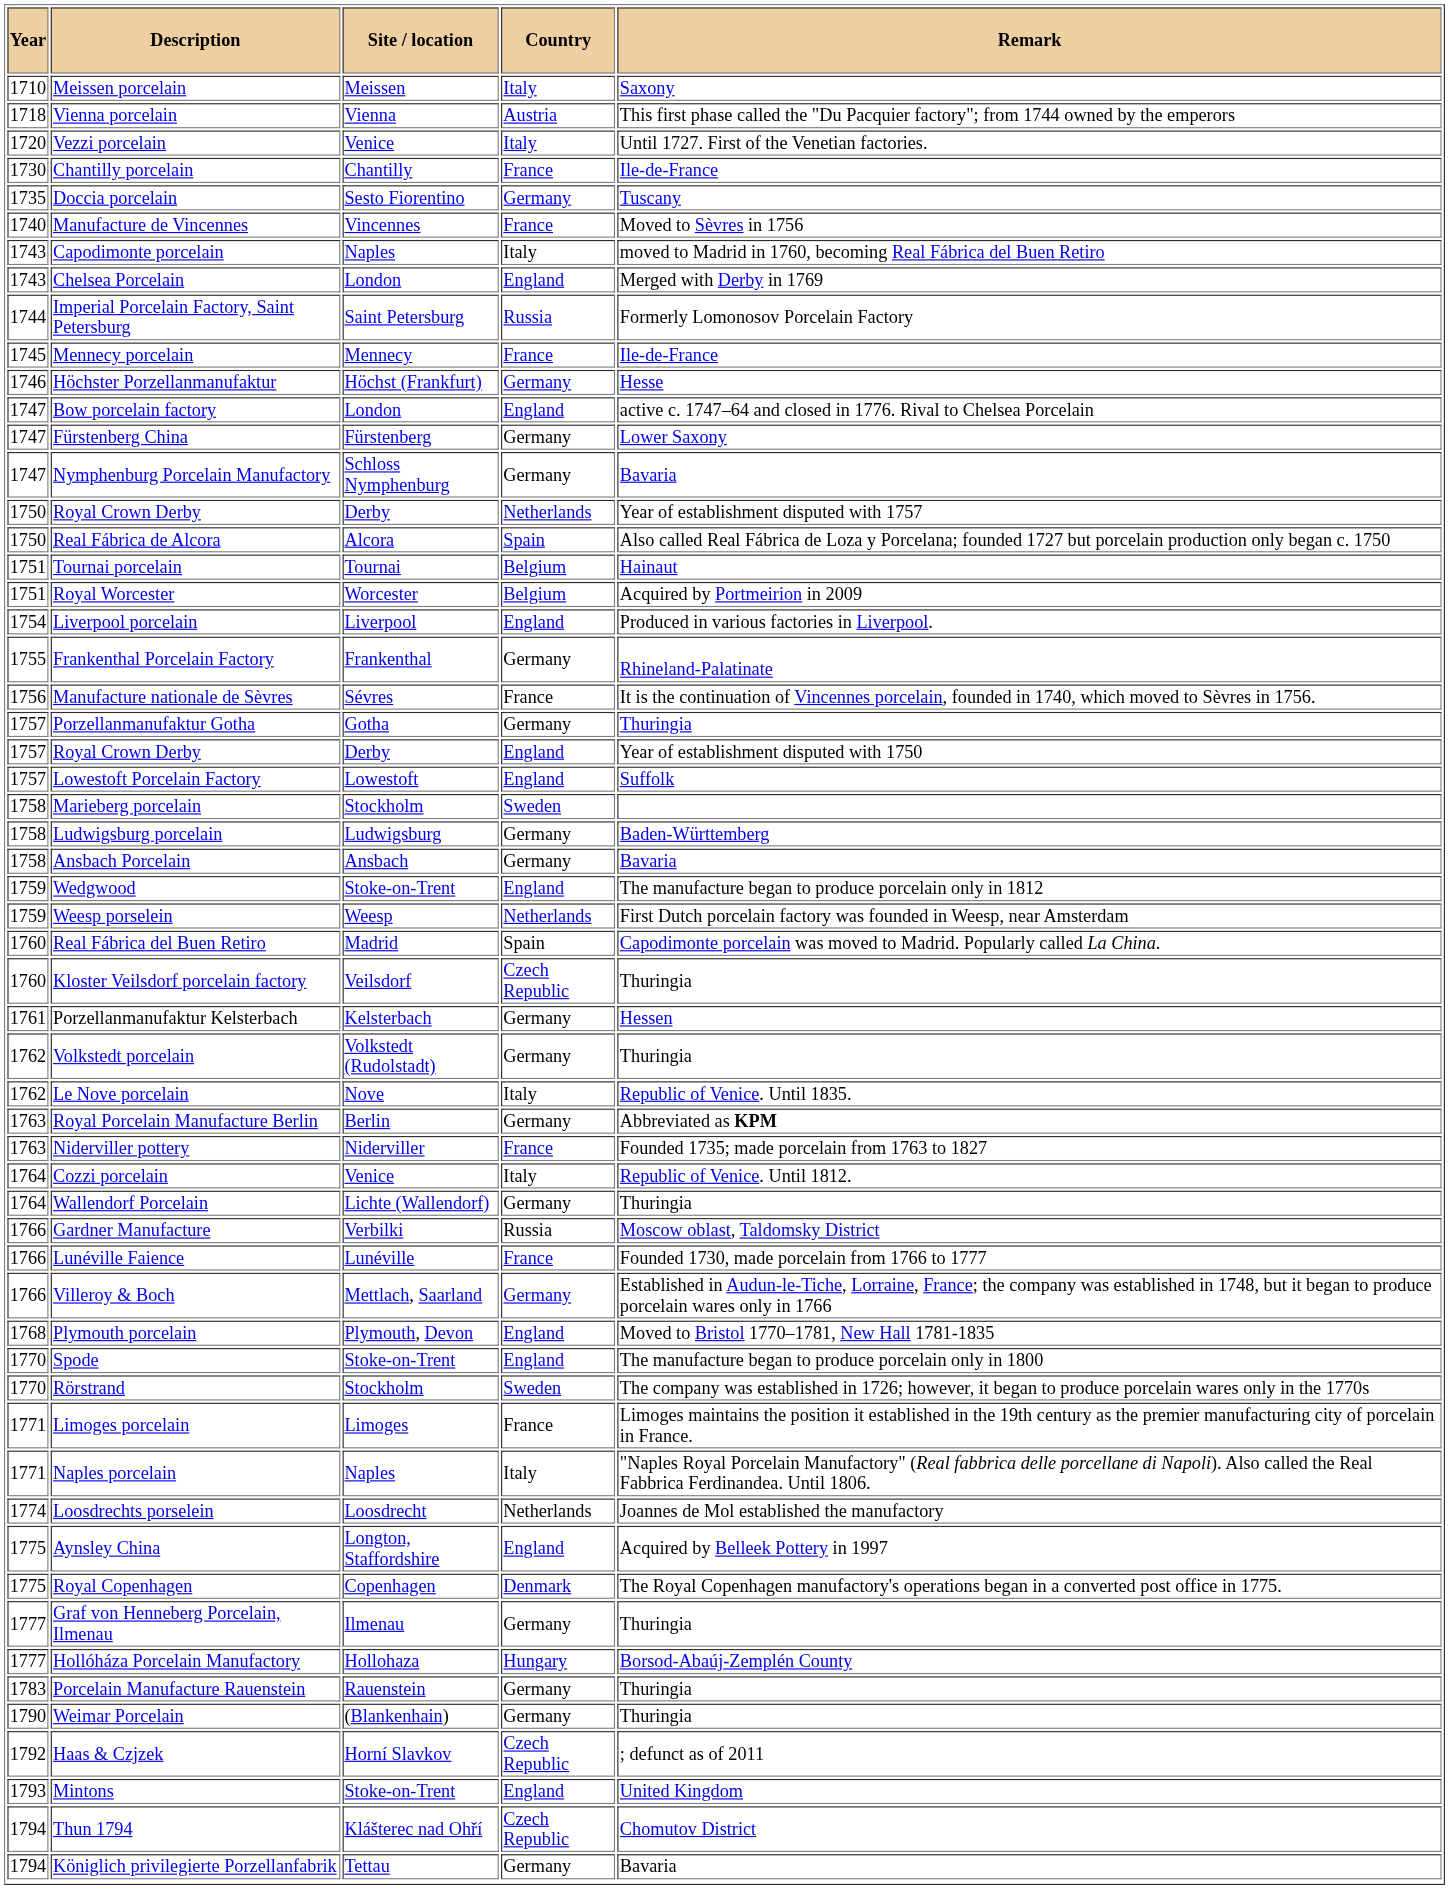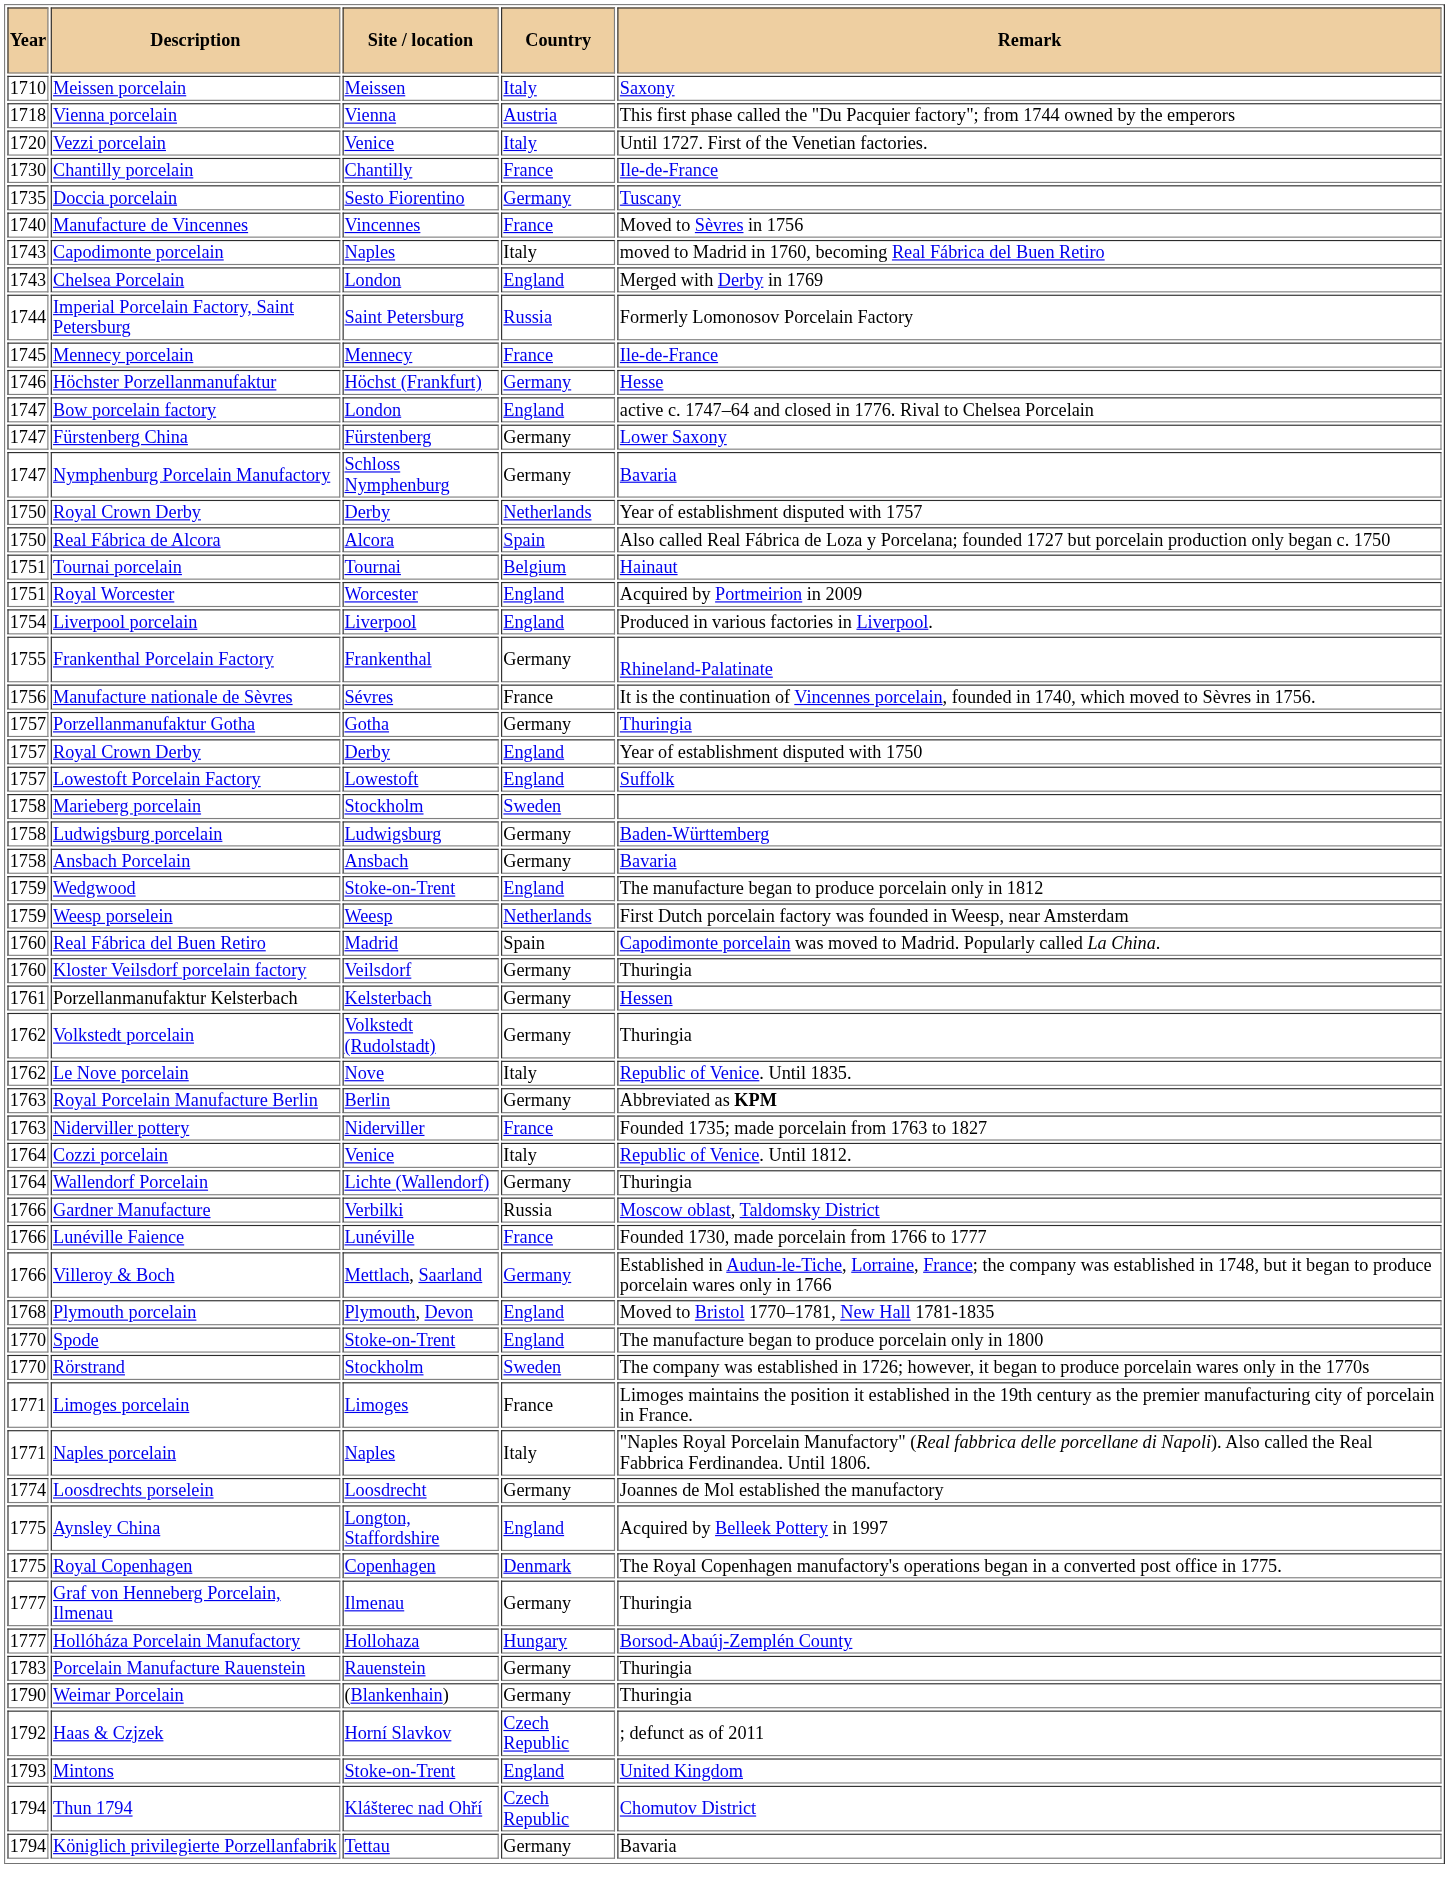(535, 594) Belgium -> (534, 594) England
(536, 980) Czech Republic -> (537, 970) Germany
(547, 1511) Netherlands -> (537, 1490) Germany
